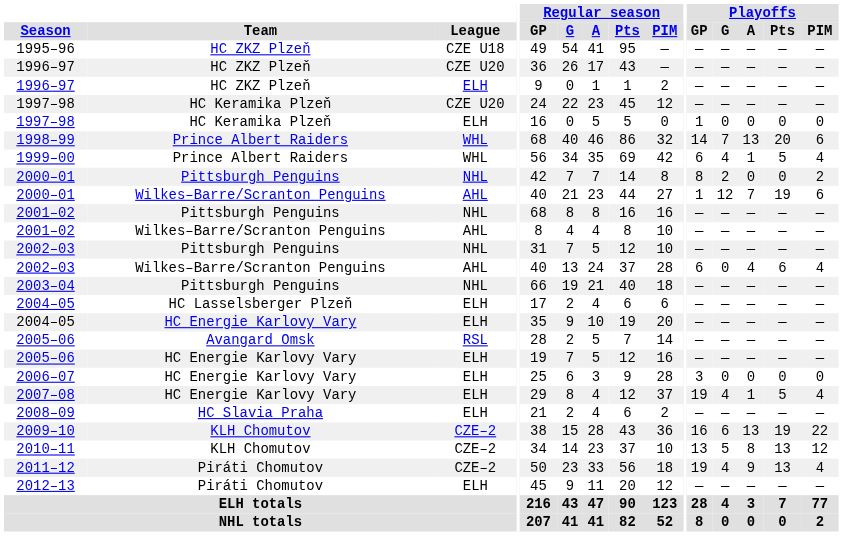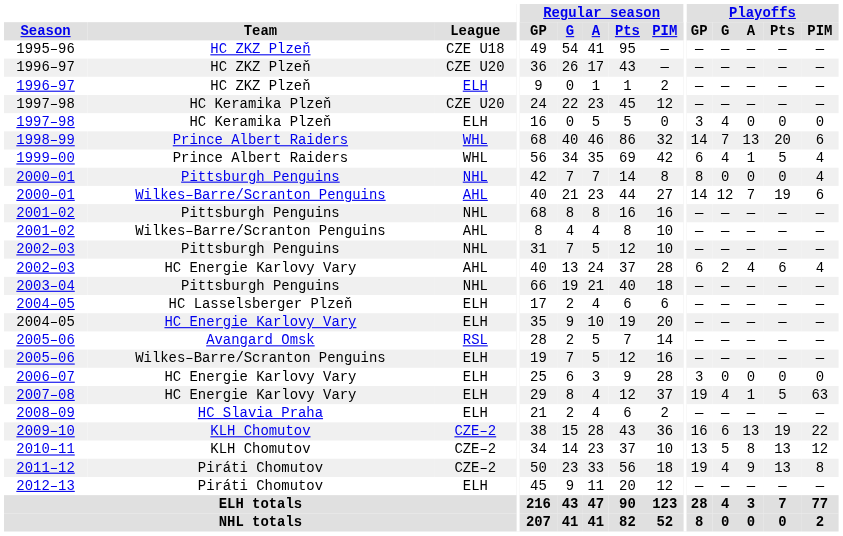(699, 122) 1 -> (699, 122) 3
(725, 122) 0 -> (725, 122) 4
(725, 177) 2 -> (725, 177) 0
(820, 177) 2 -> (820, 177) 4
(699, 195) 1 -> (699, 195) 14
(260, 268) Wilkes–Barre/Scranton Penguins -> (260, 268) HC Energie Karlovy Vary
(725, 268) 0 -> (725, 268) 2
(260, 359) HC Energie Karlovy Vary -> (260, 359) Wilkes–Barre/Scranton Penguins
(820, 395) 4 -> (820, 395) 63
(820, 468) 4 -> (820, 468) 8
